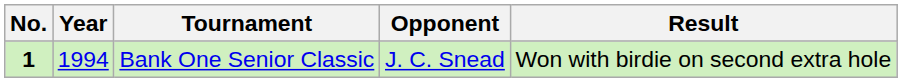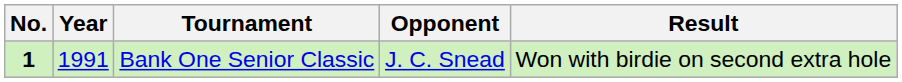(83, 59) 1994 -> (83, 59) 1991
